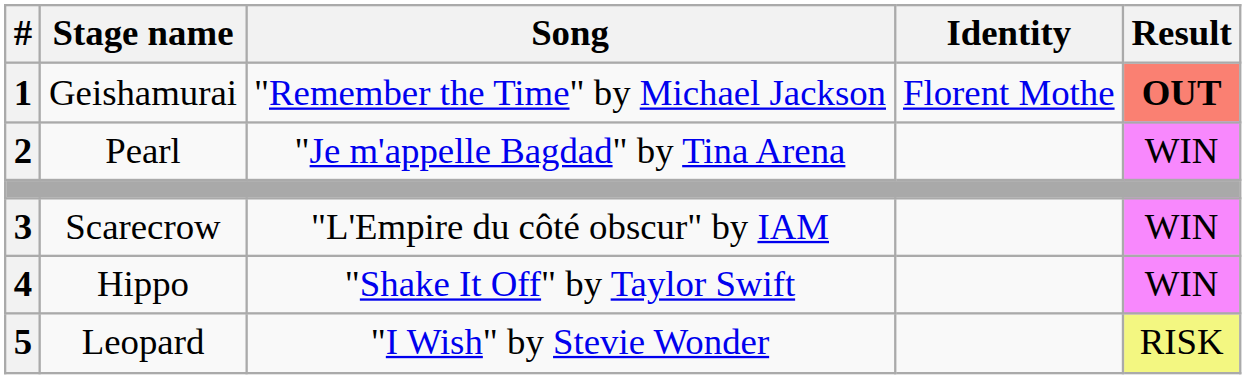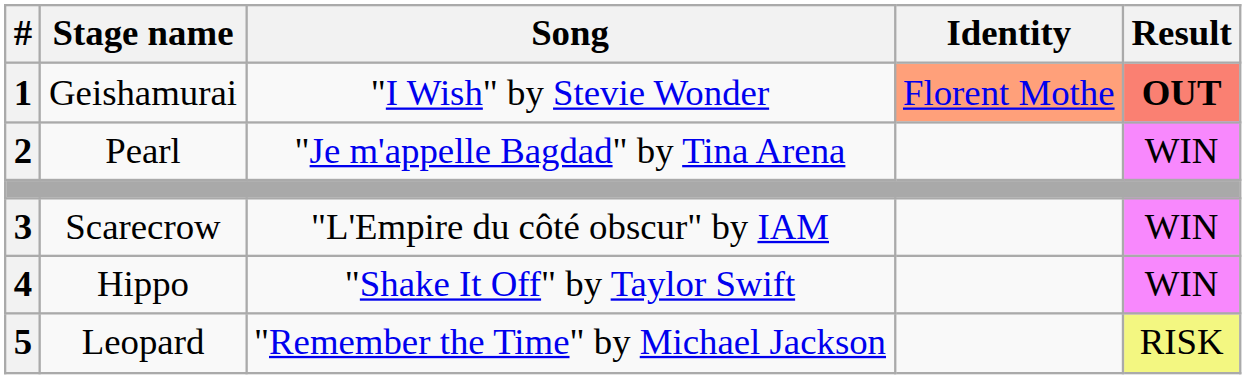(570, 92) "Remember the Time" by Michael Jackson -> (570, 92) "I Wish" by Stevie Wonder
(1009, 92) no background -> (1009, 92) lightsalmon background
(570, 342) "I Wish" by Stevie Wonder -> (570, 342) "Remember the Time" by Michael Jackson
